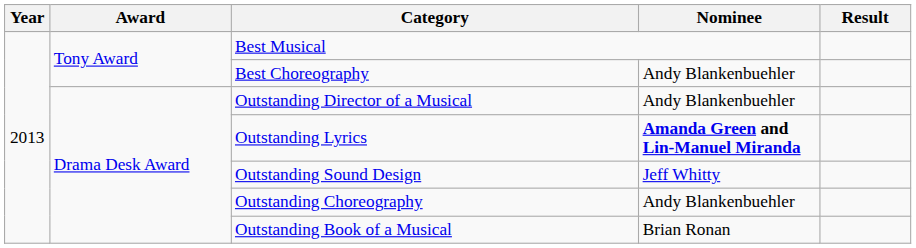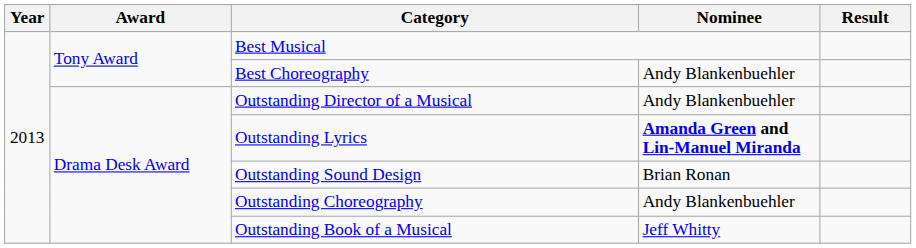(681, 174) Jeff Whitty -> (687, 174) Brian Ronan
(687, 229) Brian Ronan -> (681, 229) Jeff Whitty
